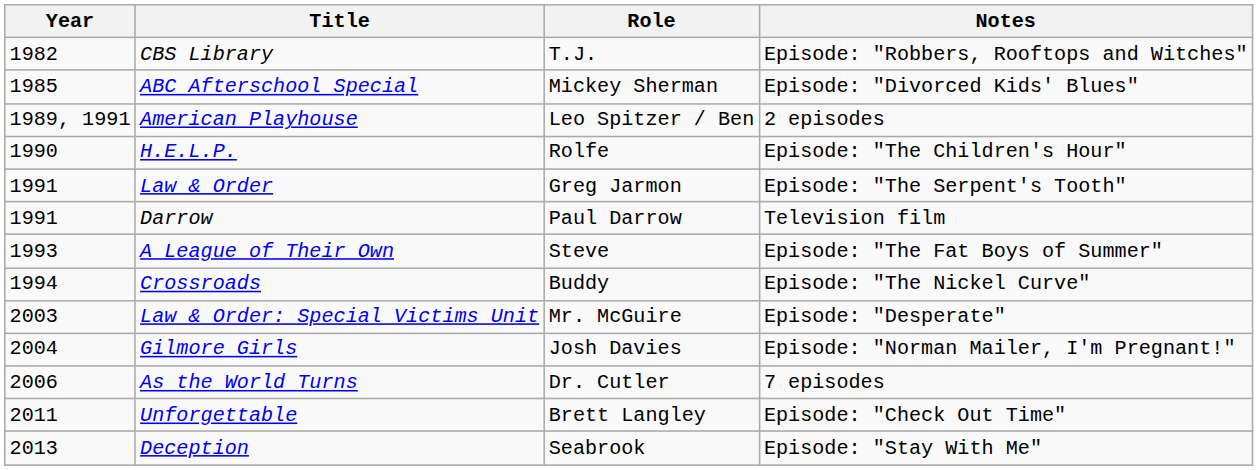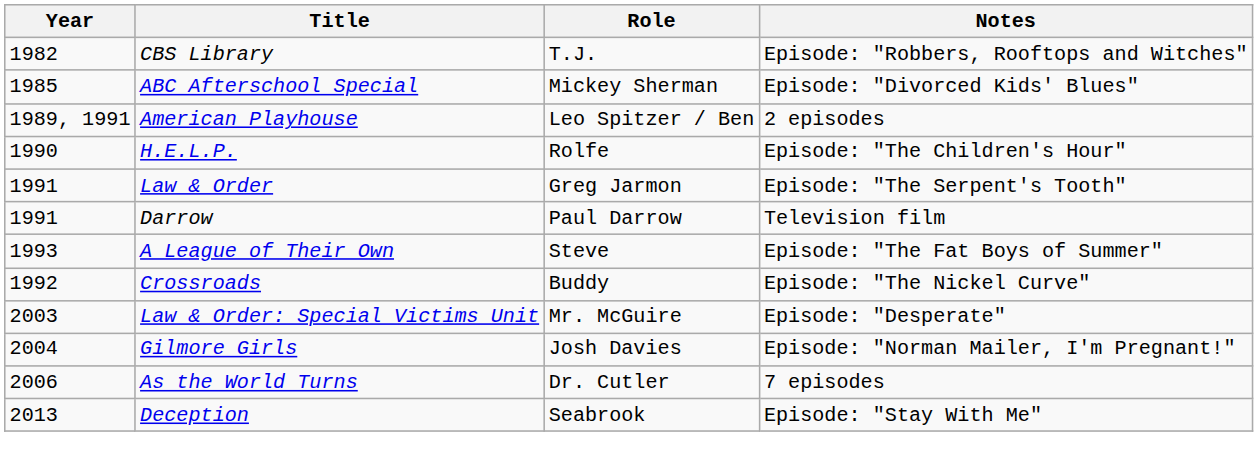(34, 284) 1994 -> (34, 284) 1992
- row: (219, 415)
